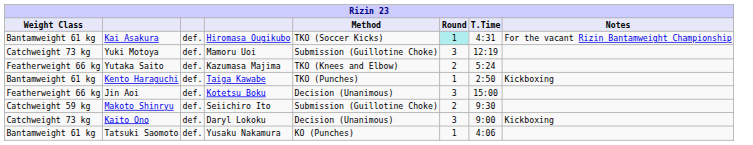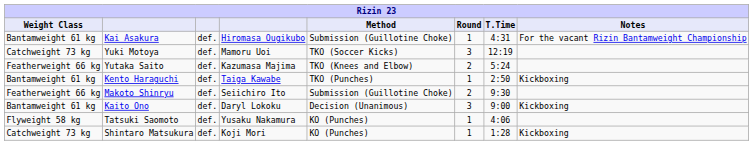(339, 39) TKO (Soccer Kicks) -> (381, 39) Submission (Guillotine Choke)
(454, 39) paleturquoise background -> (469, 39) no background
(366, 52) Submission (Guillotine Choke) -> (354, 52) TKO (Soccer Kicks)
- row: (122, 93)
(48, 106) Catchweight 59 kg -> (53, 93) Featherweight 66 kg
(48, 120) Catchweight 73 kg -> (51, 106) Bantamweight 61 kg
(51, 134) Bantamweight 61 kg -> (44, 120) Flyweight 58 kg
+ row: (149, 134)
